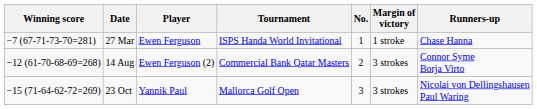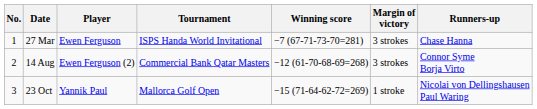columns swapped: (361, 18) <-> (54, 18)
(389, 40) 1 stroke -> (391, 40) 3 strokes
(391, 90) 3 strokes -> (389, 90) 1 stroke
